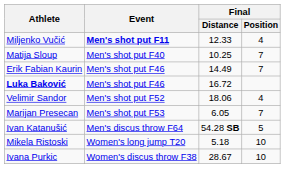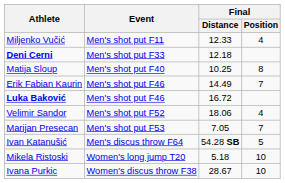(128, 40) bold -> (125, 40) normal
+ row: (30, 55)
(261, 55) 7 -> (261, 69) 8
(220, 113) 6.05 -> (220, 128) 7.05
